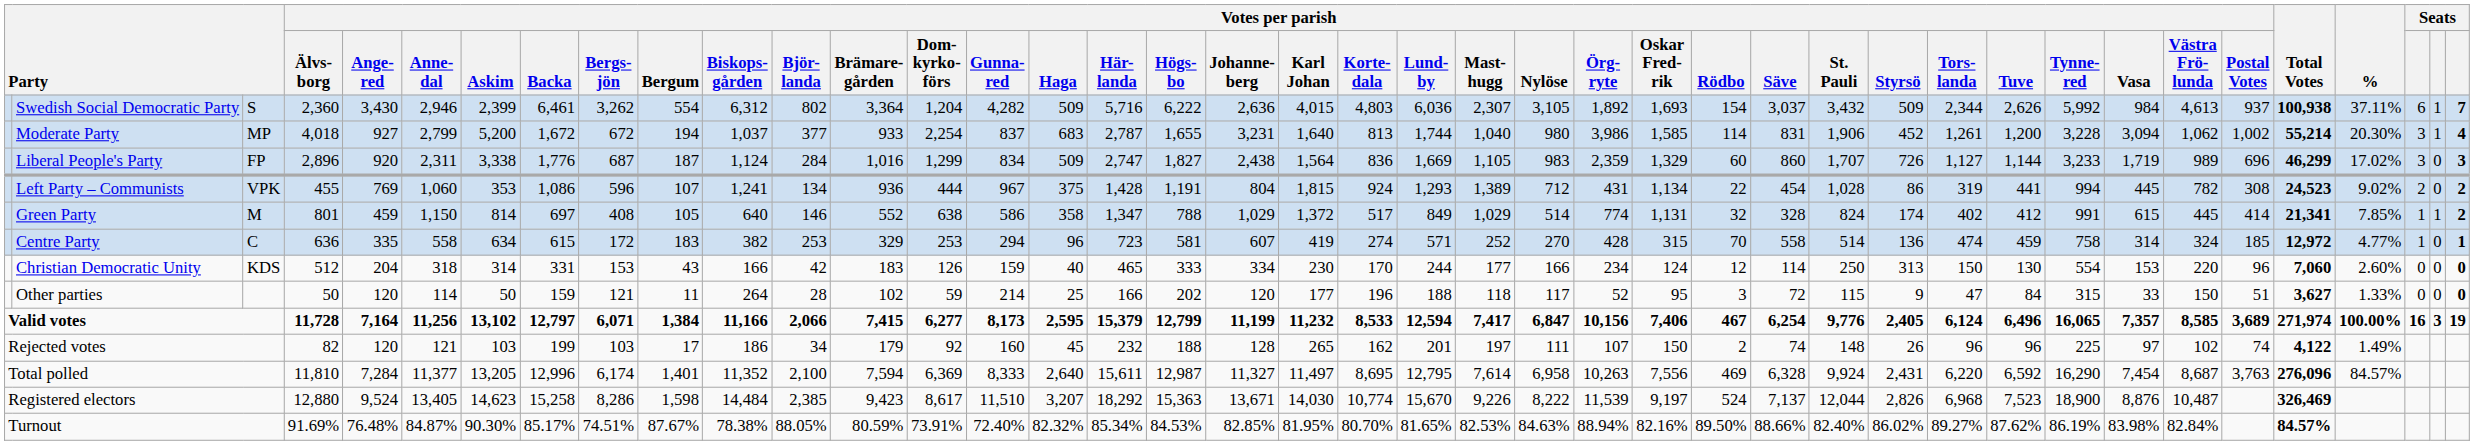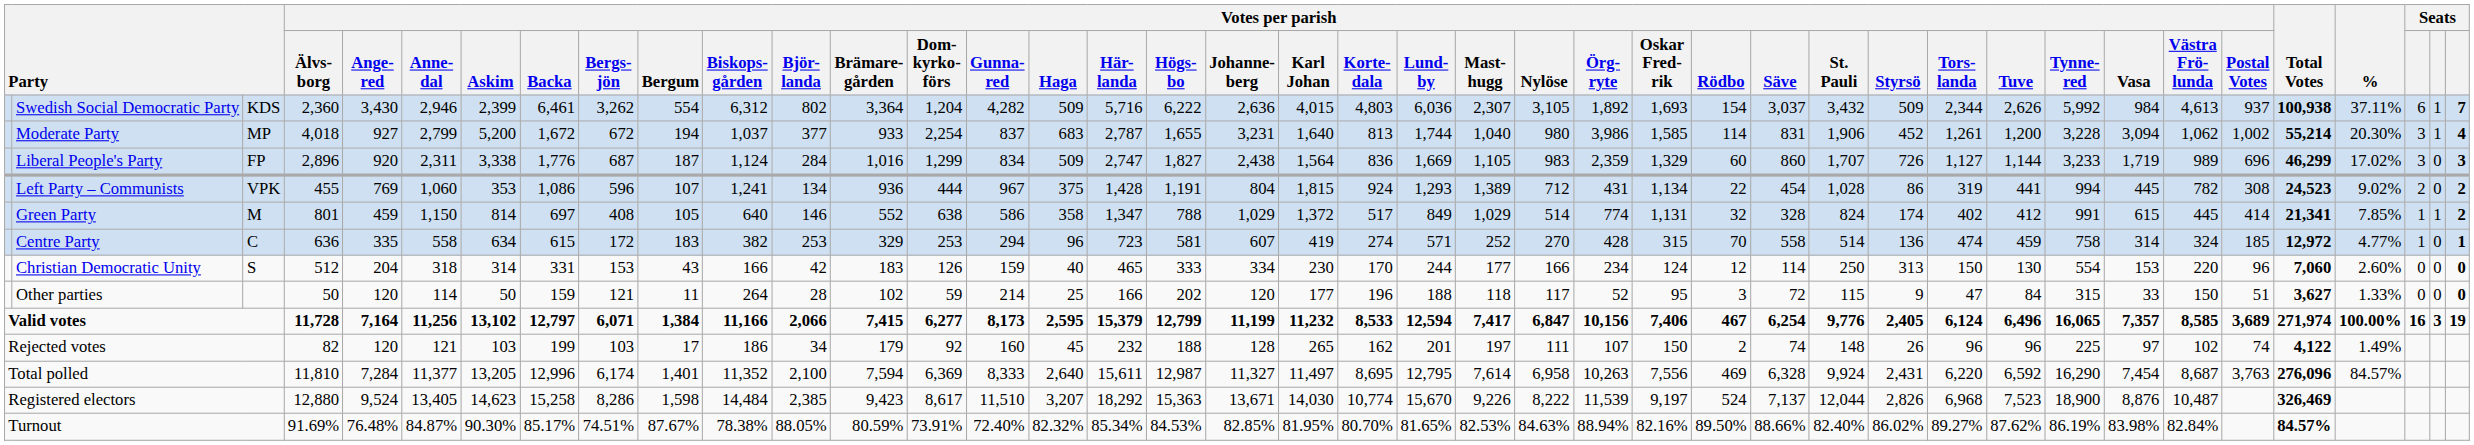(252, 107) S -> (264, 107) KDS
(264, 268) KDS -> (252, 268) S
